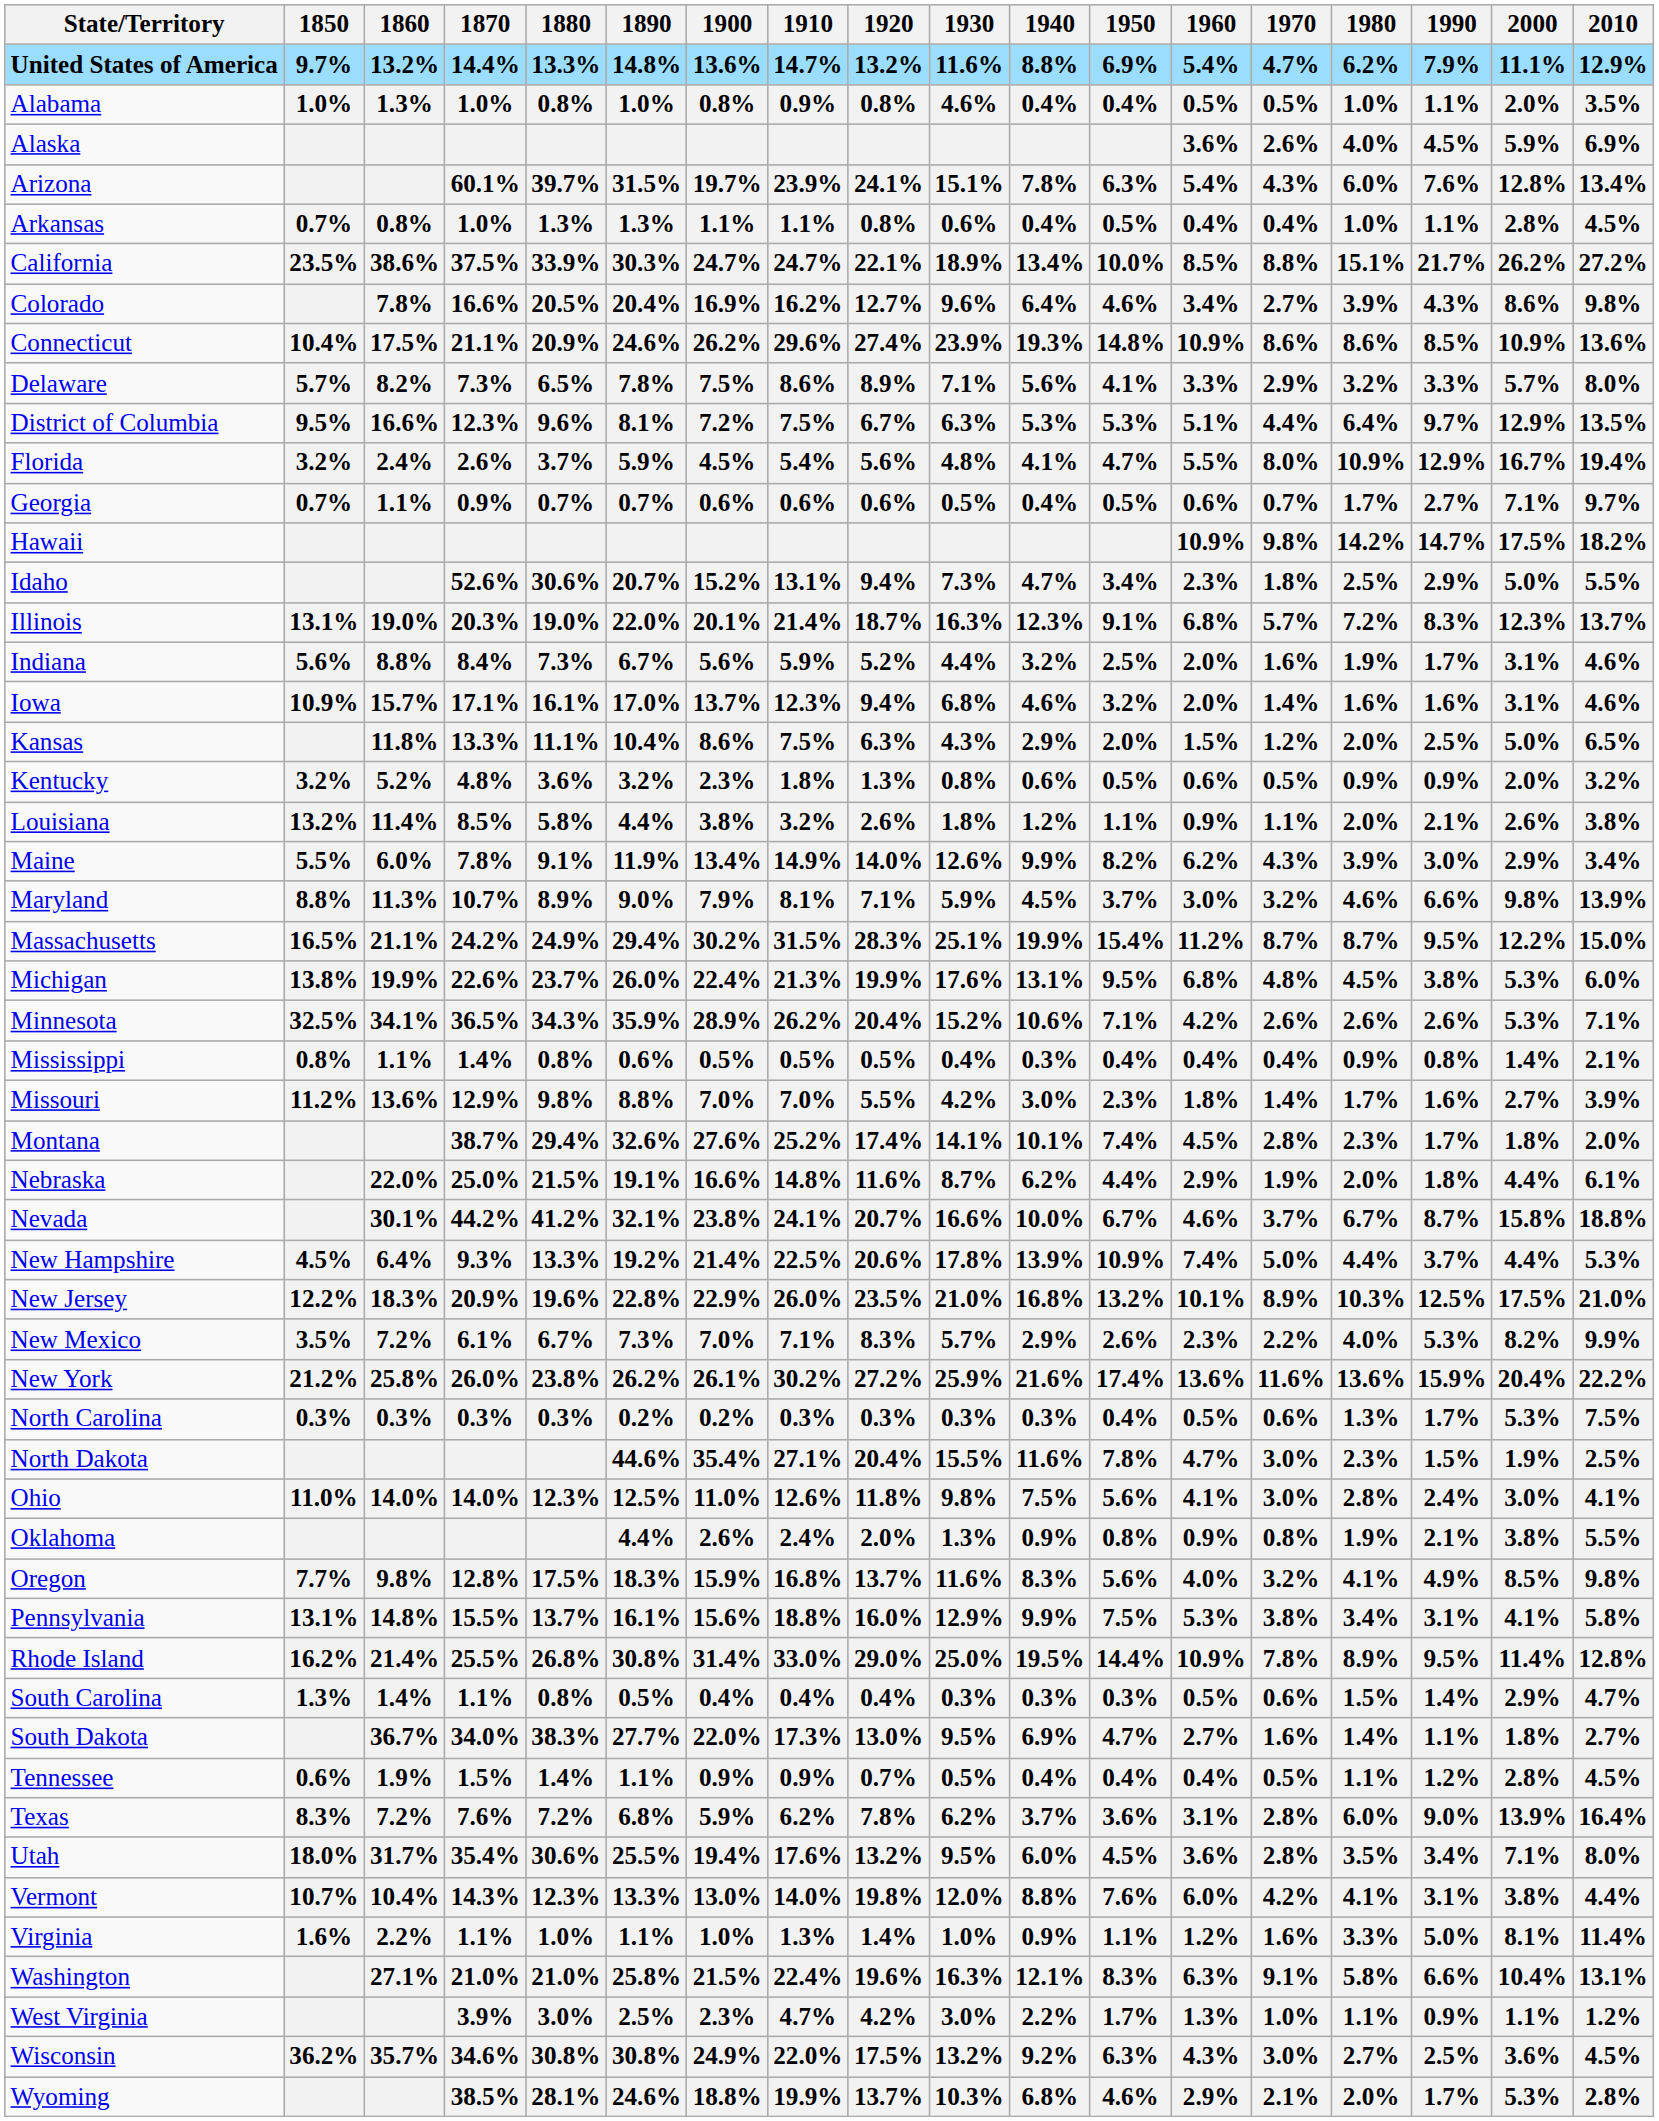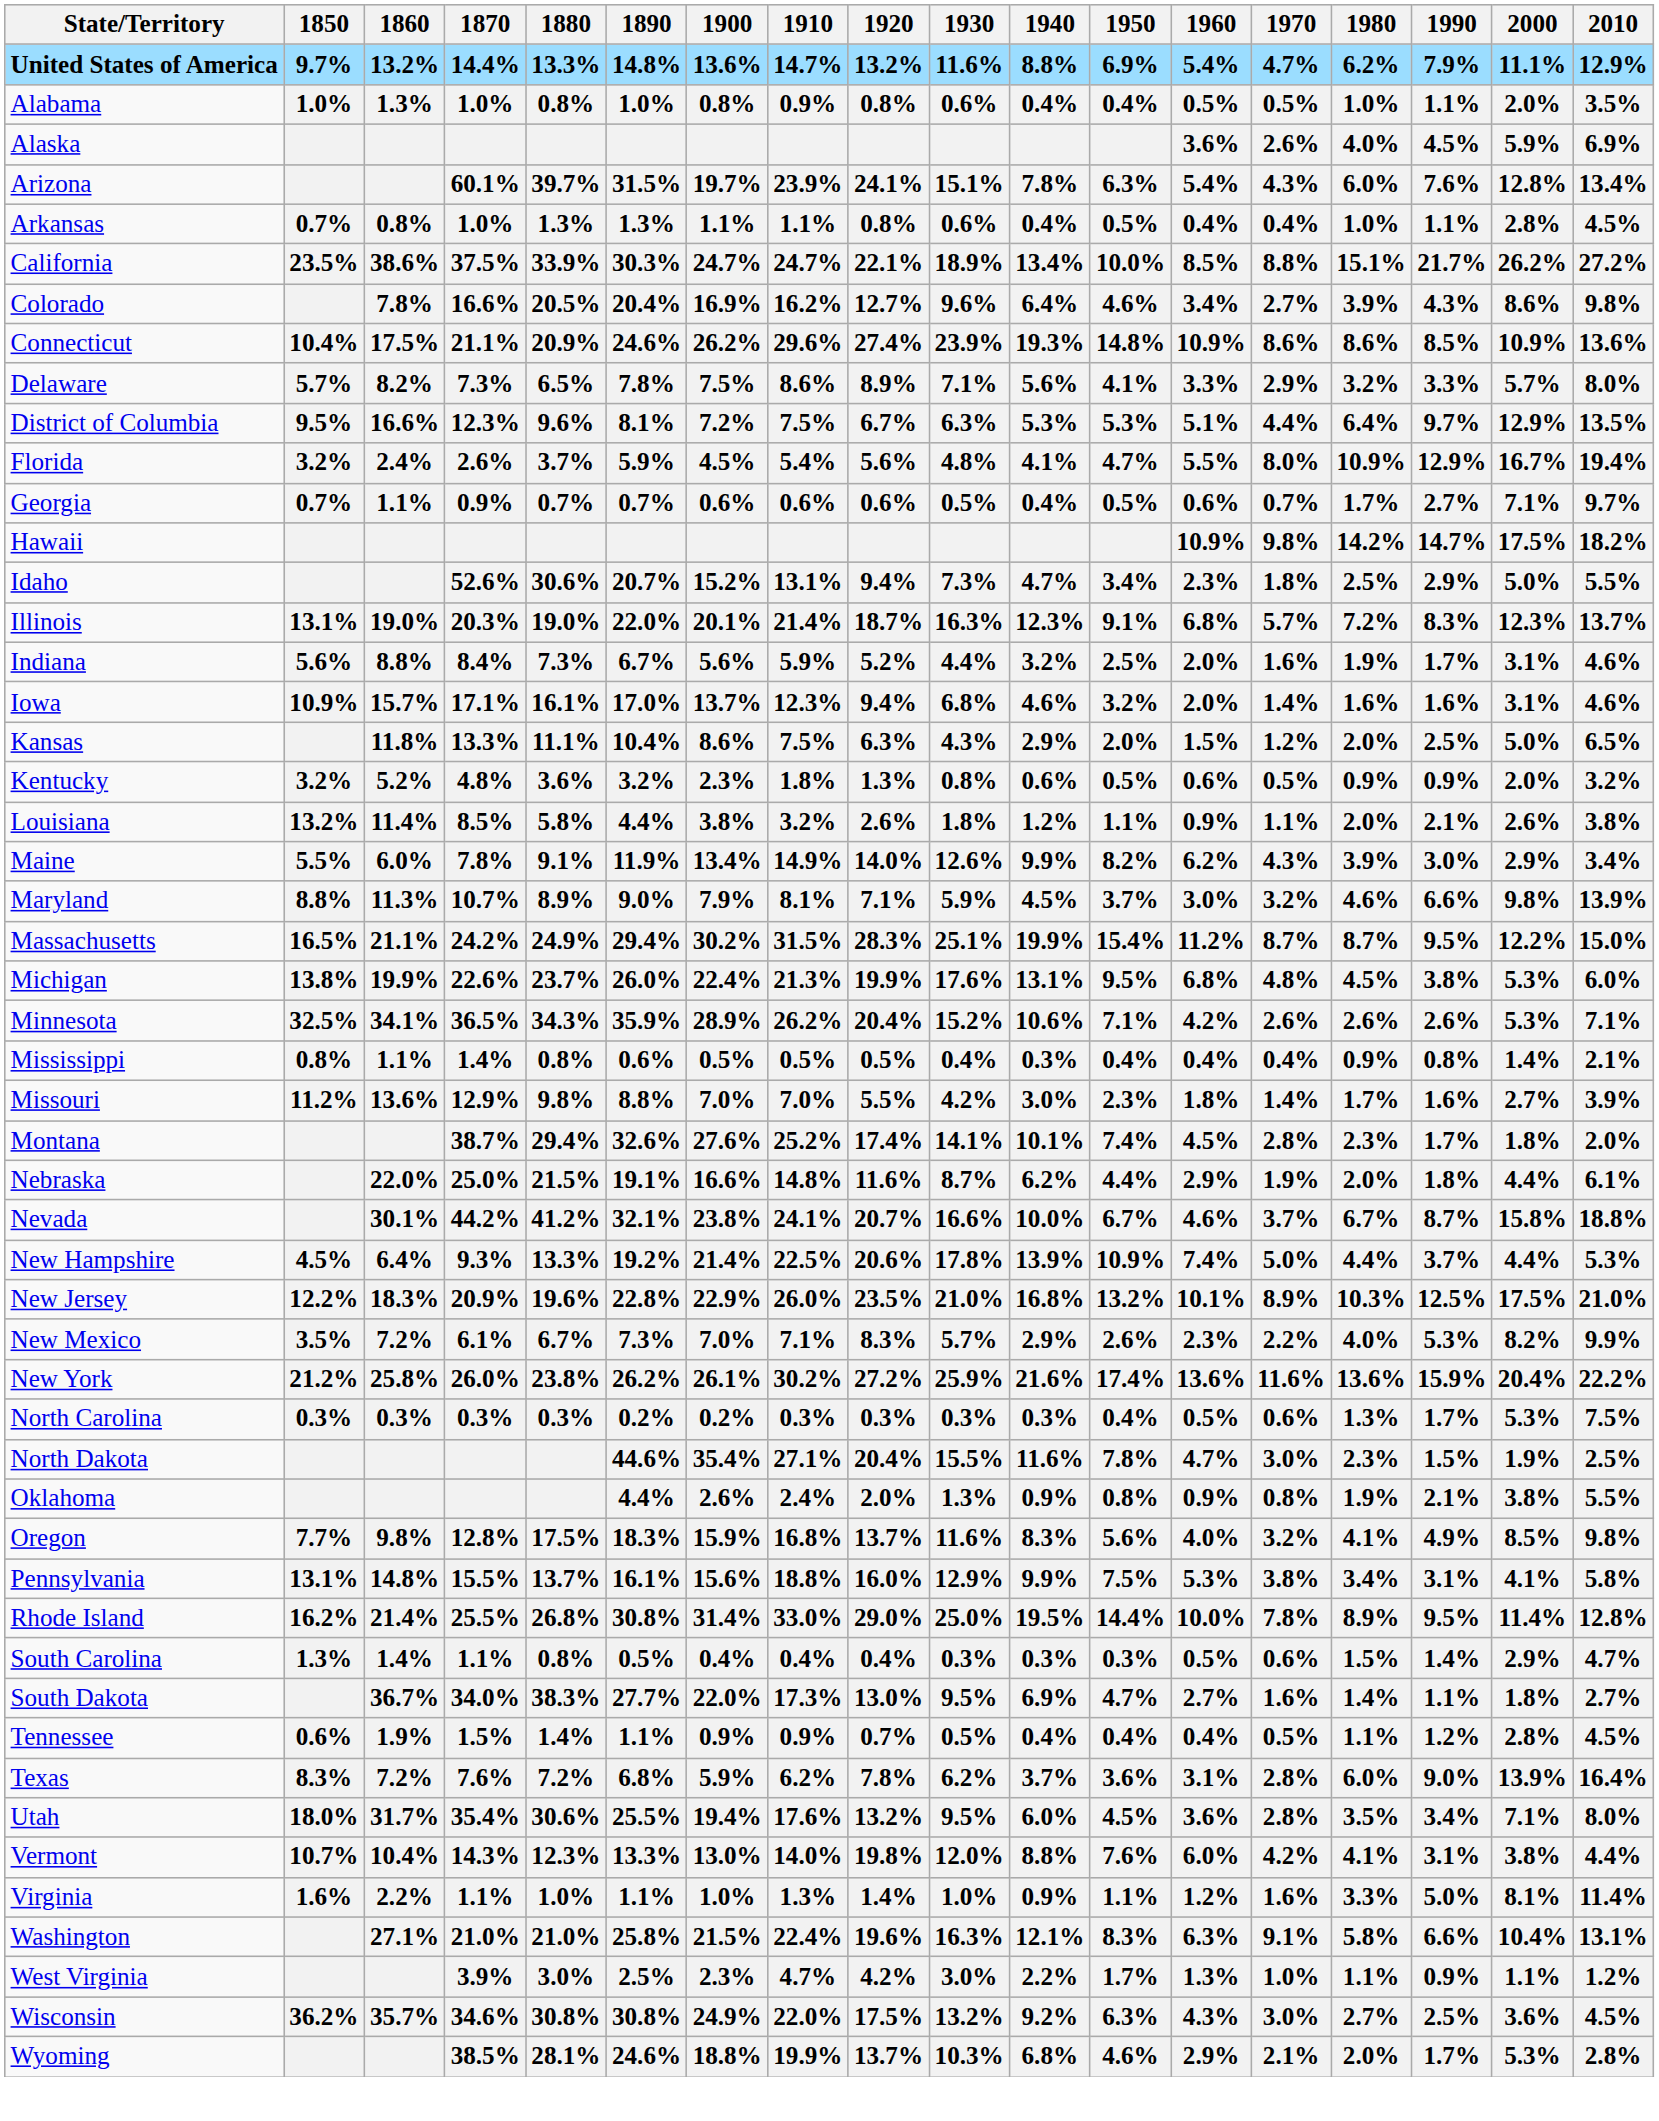(969, 104) 4.6% -> (969, 104) 0.6%
- row: (36, 1498)
(1211, 1657) 10.9% -> (1211, 1617) 10.0%
